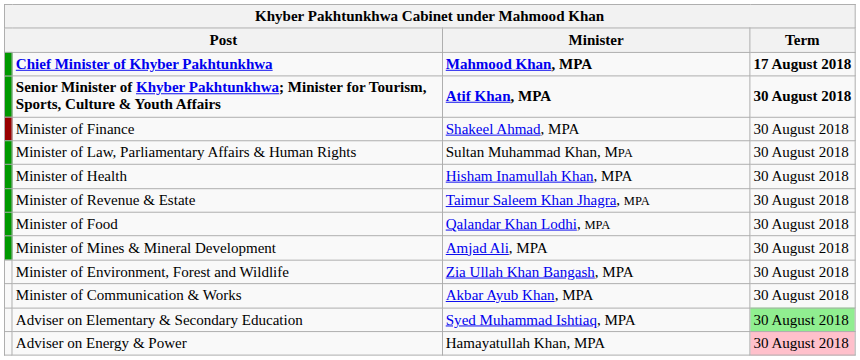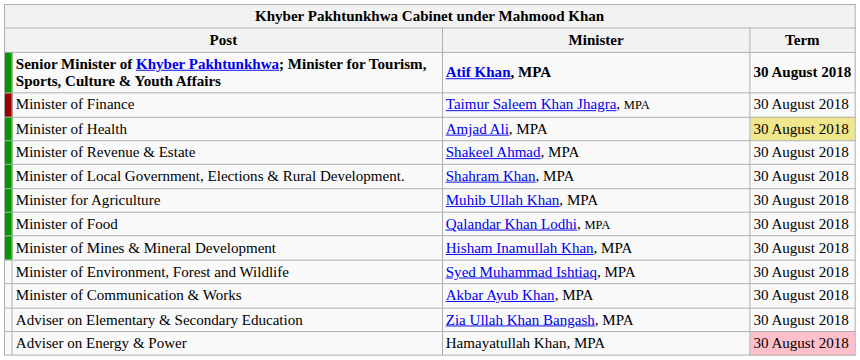- row: (144, 64)
(513, 128) Shakeel Ahmad, MPA -> (548, 104) Taimur Saleem Khan Jhagra, MPA
- row: (186, 152)
(539, 176) Hisham Inamullah Khan, MPA -> (497, 128) Amjad Ali, MPA
(801, 176) no background -> (801, 128) khaki background
(548, 200) Taimur Saleem Khan Jhagra, MPA -> (513, 152) Shakeel Ahmad, MPA
+ row: (210, 176)
+ row: (88, 200)
(497, 248) Amjad Ali, MPA -> (539, 248) Hisham Inamullah Khan, MPA
(540, 271) Zia Ullah Khan Bangash, MPA -> (541, 271) Syed Muhammad Ishtiaq, MPA
(541, 319) Syed Muhammad Ishtiaq, MPA -> (540, 319) Zia Ullah Khan Bangash, MPA
(801, 319) lightgreen background -> (801, 319) no background
